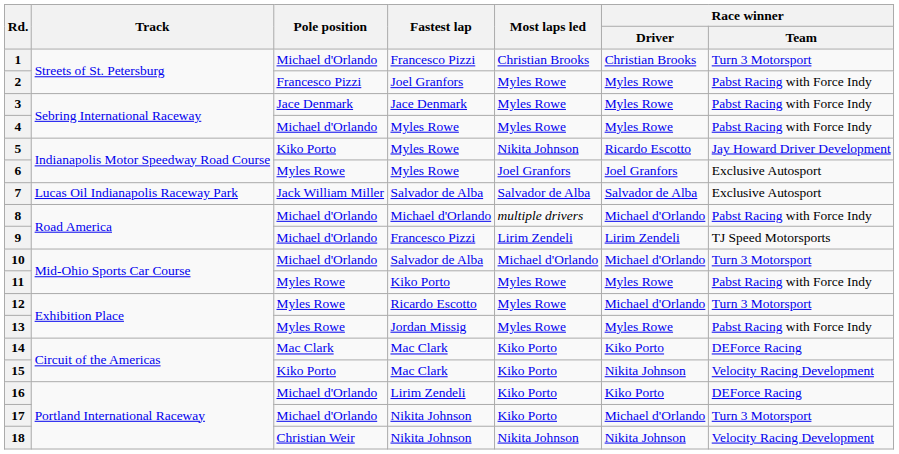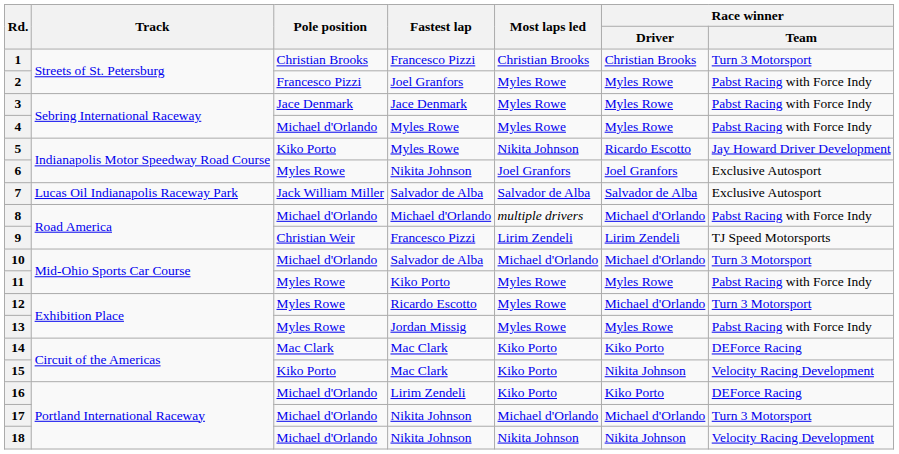(327, 59) Michael d'Orlando -> (322, 59) Christian Brooks
(425, 170) Myles Rowe -> (431, 170) Nikita Johnson
(327, 237) Michael d'Orlando -> (316, 237) Christian Weir
(527, 415) Kiko Porto -> (548, 415) Michael d'Orlando
(316, 437) Christian Weir -> (327, 437) Michael d'Orlando
